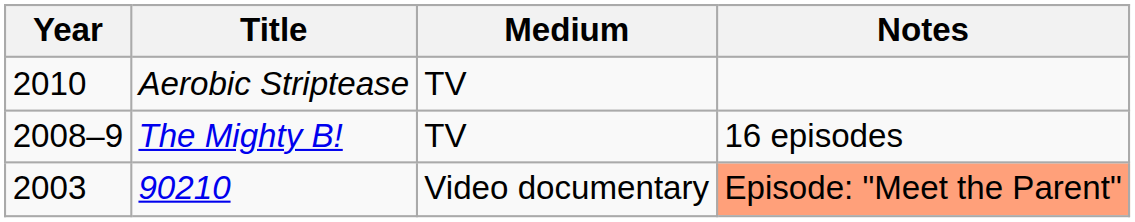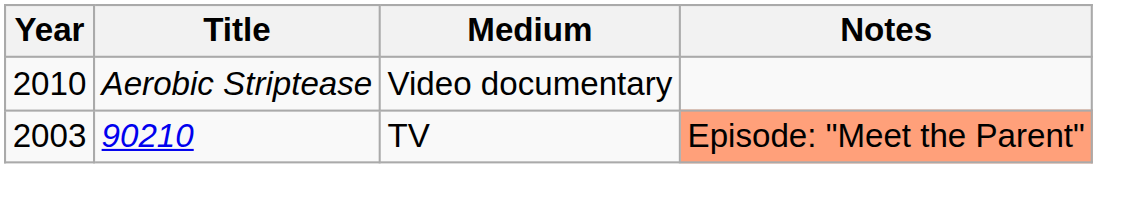(446, 83) TV -> (530, 83) Video documentary
- row: (241, 135)
(567, 188) Video documentary -> (409, 135) TV
